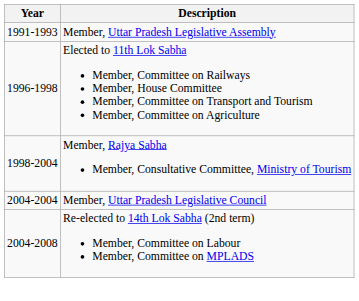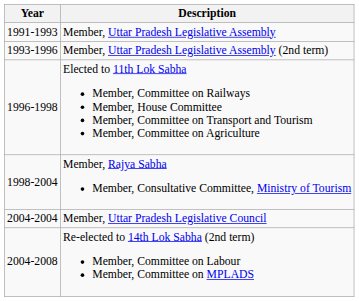+ row: (196, 50)
